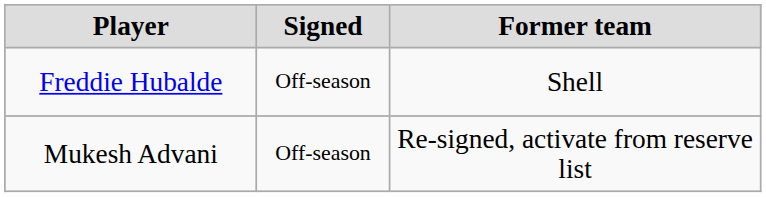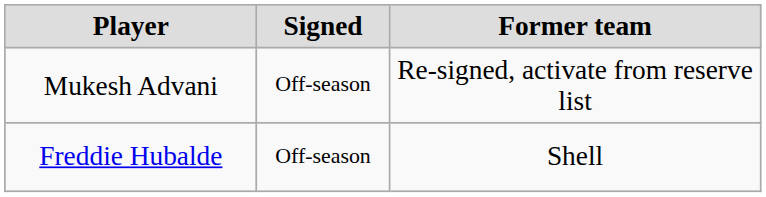rows swapped: (131, 82) <-> (131, 153)
